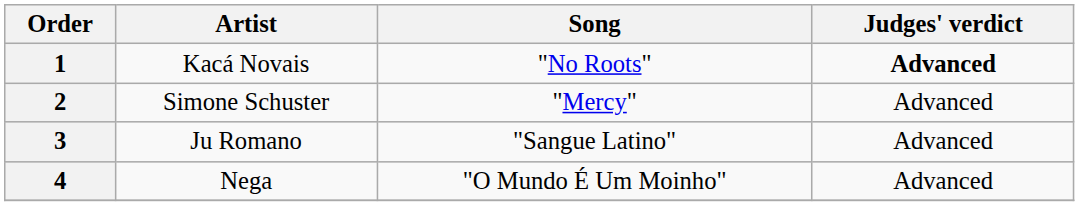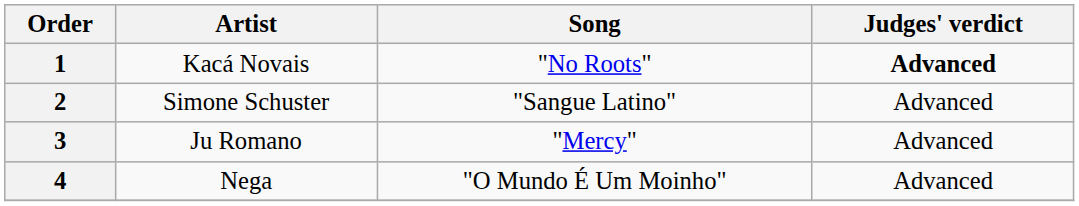(595, 102) "Mercy" -> (595, 102) "Sangue Latino"
(595, 141) "Sangue Latino" -> (595, 141) "Mercy"
